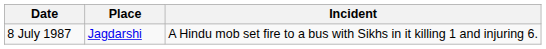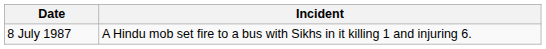- column: (125, 14)
